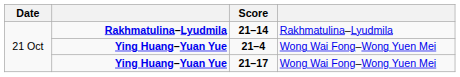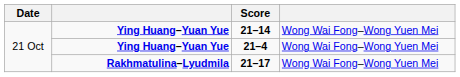(166, 30) Rakhmatulina–Lyudmila -> (173, 30) Ying Huang–Yuan Yue
(336, 30) Rakhmatulina–Lyudmila -> (360, 30) Wong Wai Fong–Wong Yuen Mei
(171, 64) Ying Huang–Yuan Yue -> (168, 64) Rakhmatulina–Lyudmila
